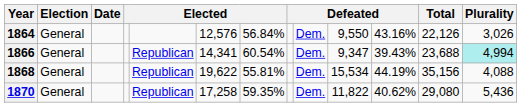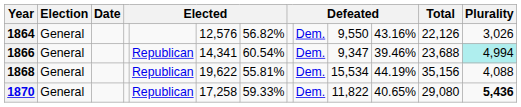(264, 33) 56.84% -> (264, 33) 56.82%
(395, 53) 39.43% -> (395, 53) 39.46%
(264, 92) 59.35% -> (264, 92) 59.33%
(395, 92) 40.62% -> (395, 92) 40.65%
(498, 92) normal -> (498, 92) bold
